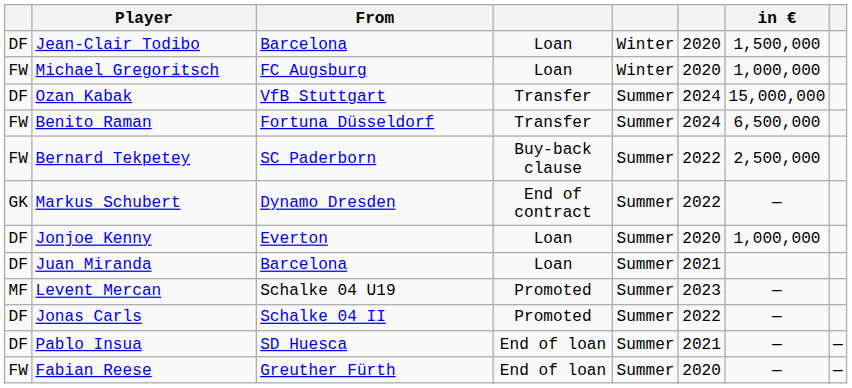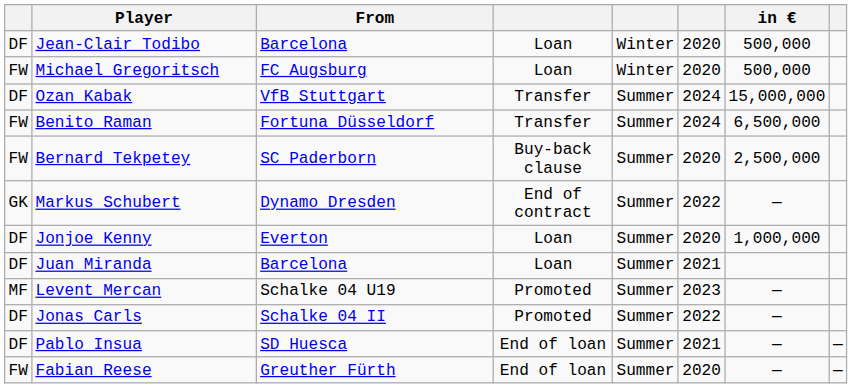(777, 44) 1,500,000 -> (777, 44) 500,000
(777, 70) 1,000,000 -> (777, 70) 500,000
(702, 158) 2022 -> (702, 158) 2020
